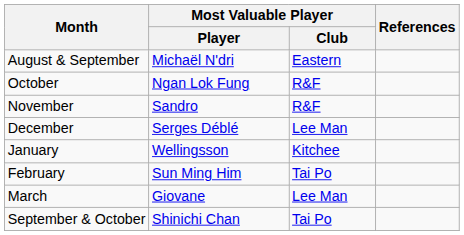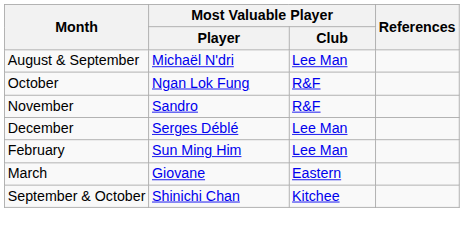(317, 60) Eastern -> (320, 60) Lee Man
- row: (33, 151)
(312, 173) Tai Po -> (320, 151) Lee Man
(320, 196) Lee Man -> (317, 173) Eastern
(312, 219) Tai Po -> (316, 196) Kitchee
